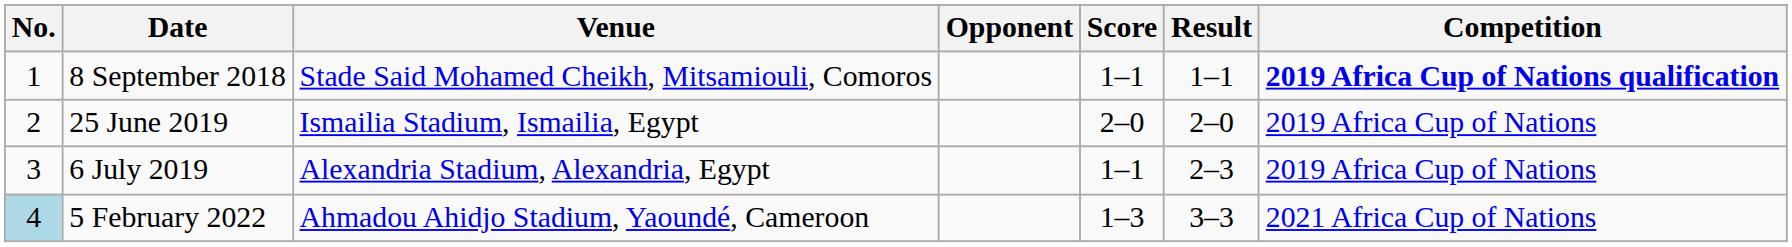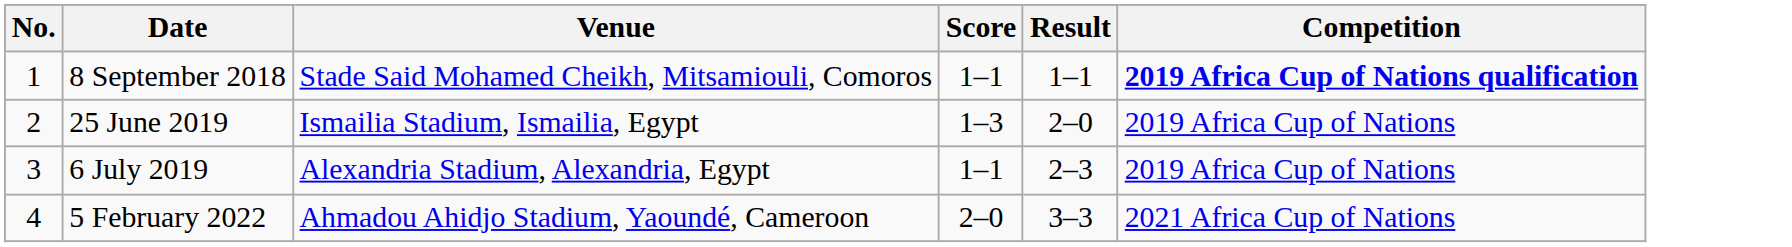- column: (1009, 28)
(1122, 122) 2–0 -> (981, 122) 1–3
(34, 216) lightblue background -> (34, 216) no background
(1122, 216) 1–3 -> (981, 216) 2–0
